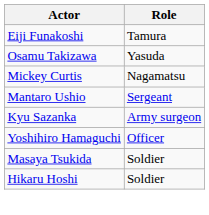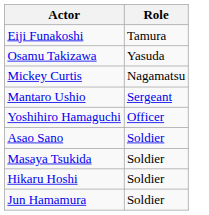- row: (42, 117)
+ row: (35, 138)
+ row: (47, 199)
